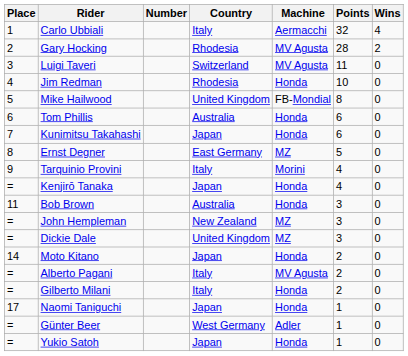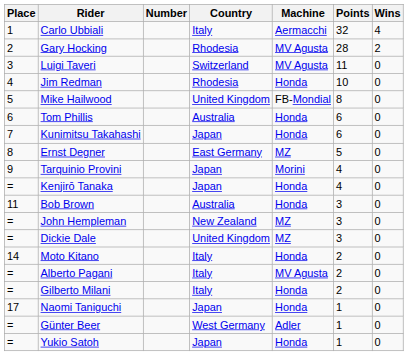(202, 169) Italy -> (207, 169) Japan
(207, 256) Japan -> (202, 256) Italy
